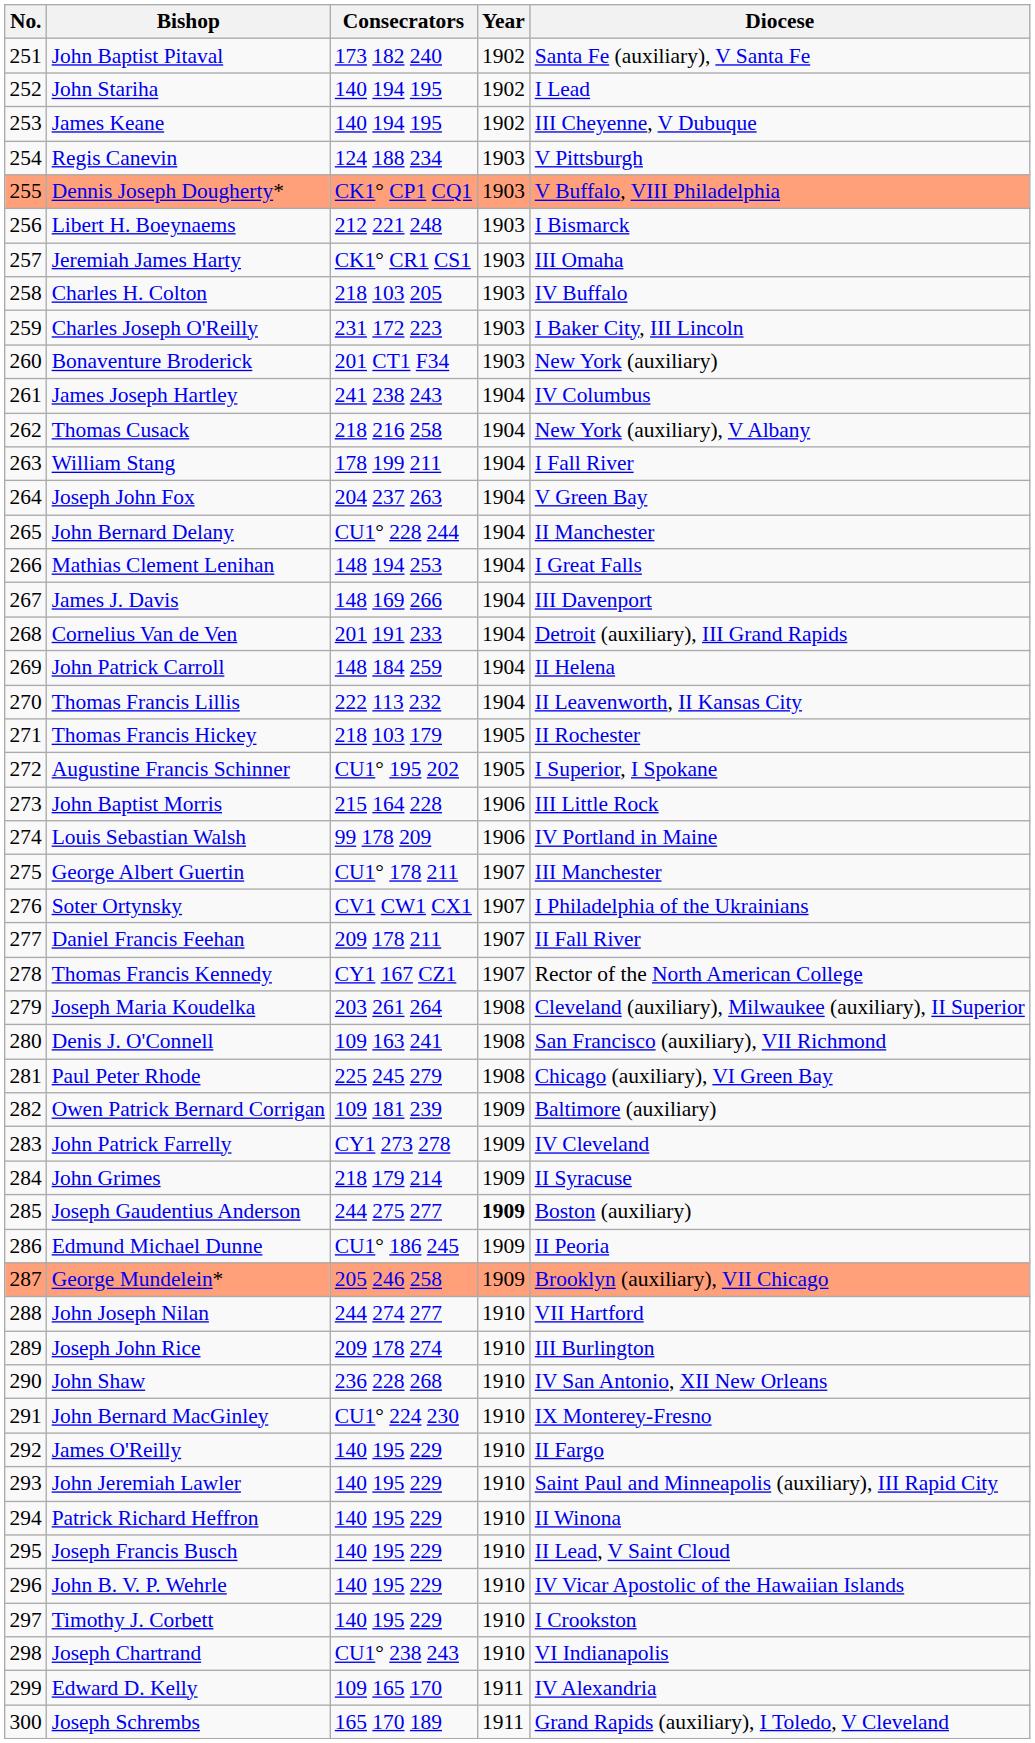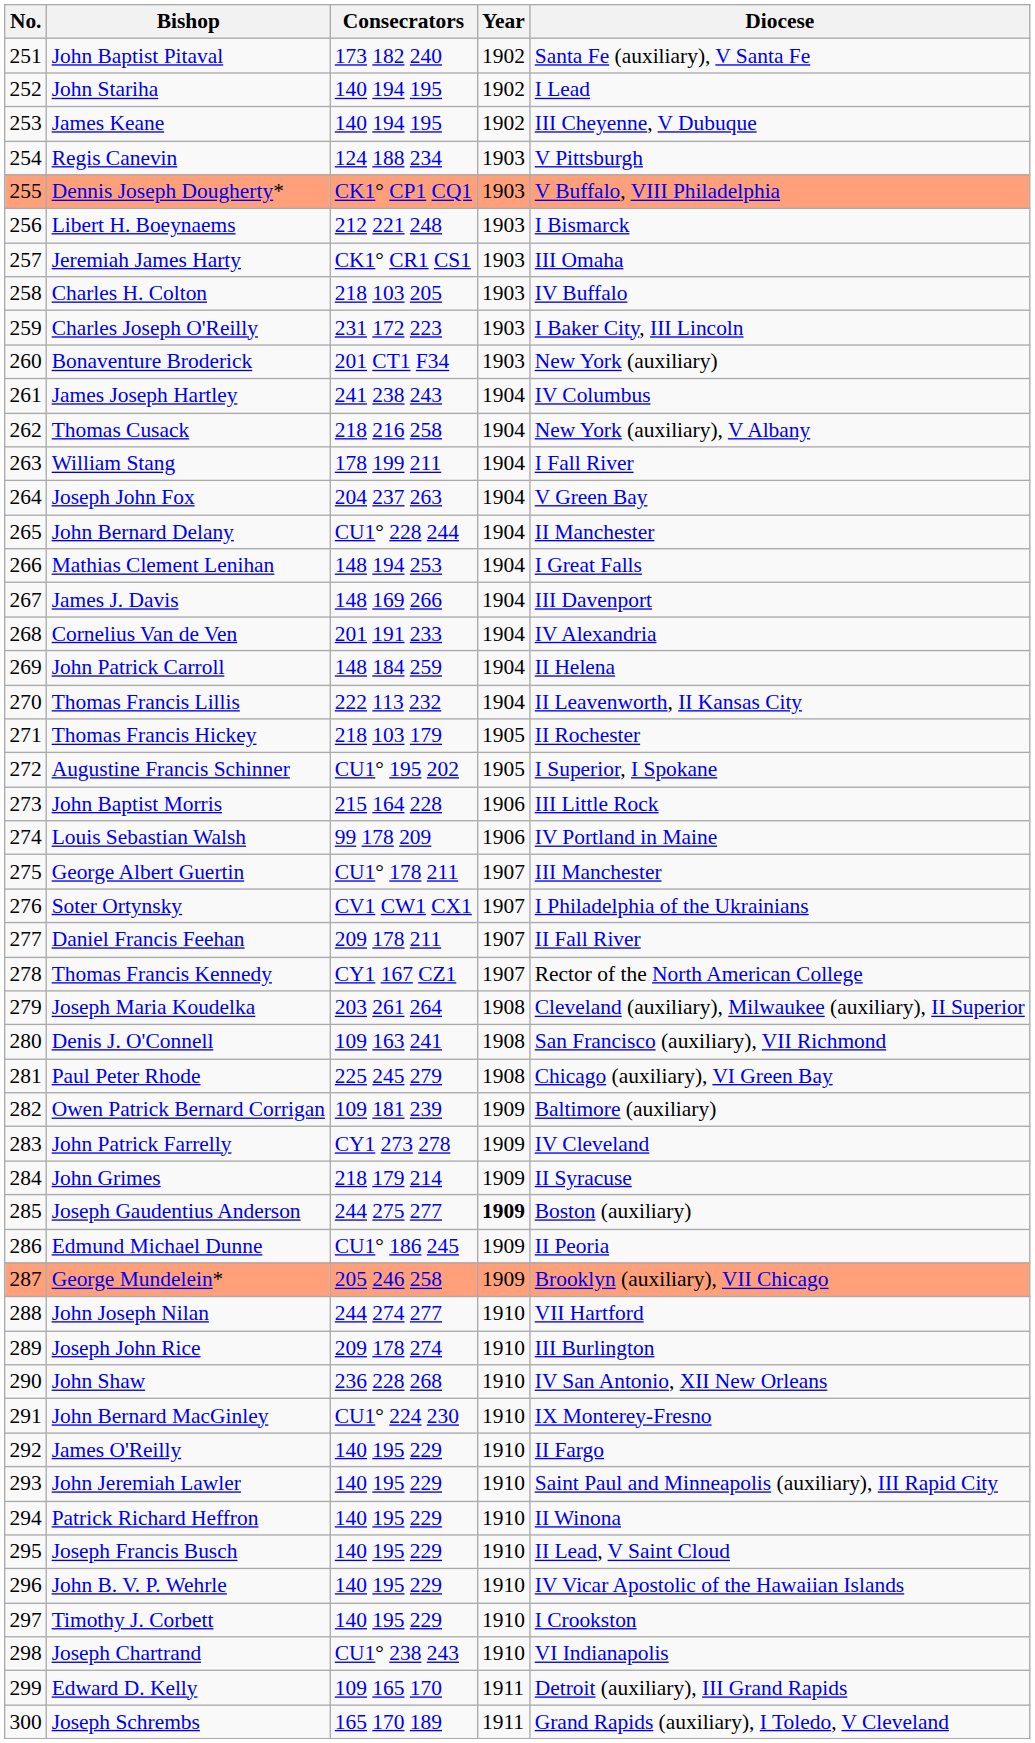(691, 633) Detroit (auxiliary), III Grand Rapids -> (596, 633) IV Alexandria
(596, 1687) IV Alexandria -> (691, 1687) Detroit (auxiliary), III Grand Rapids
